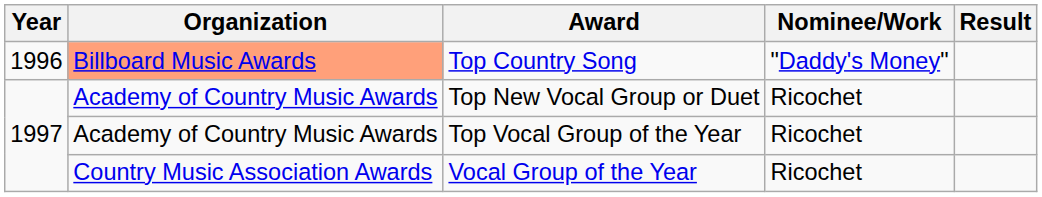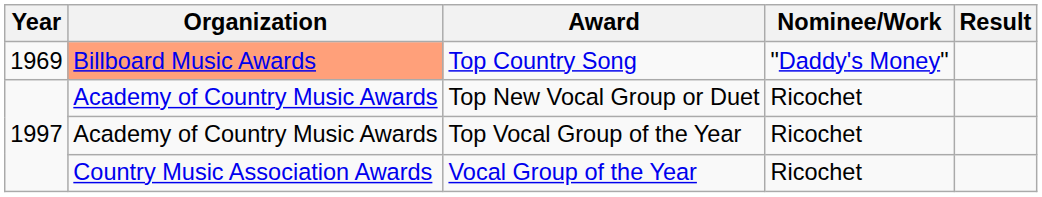(36, 60) 1996 -> (36, 60) 1969
